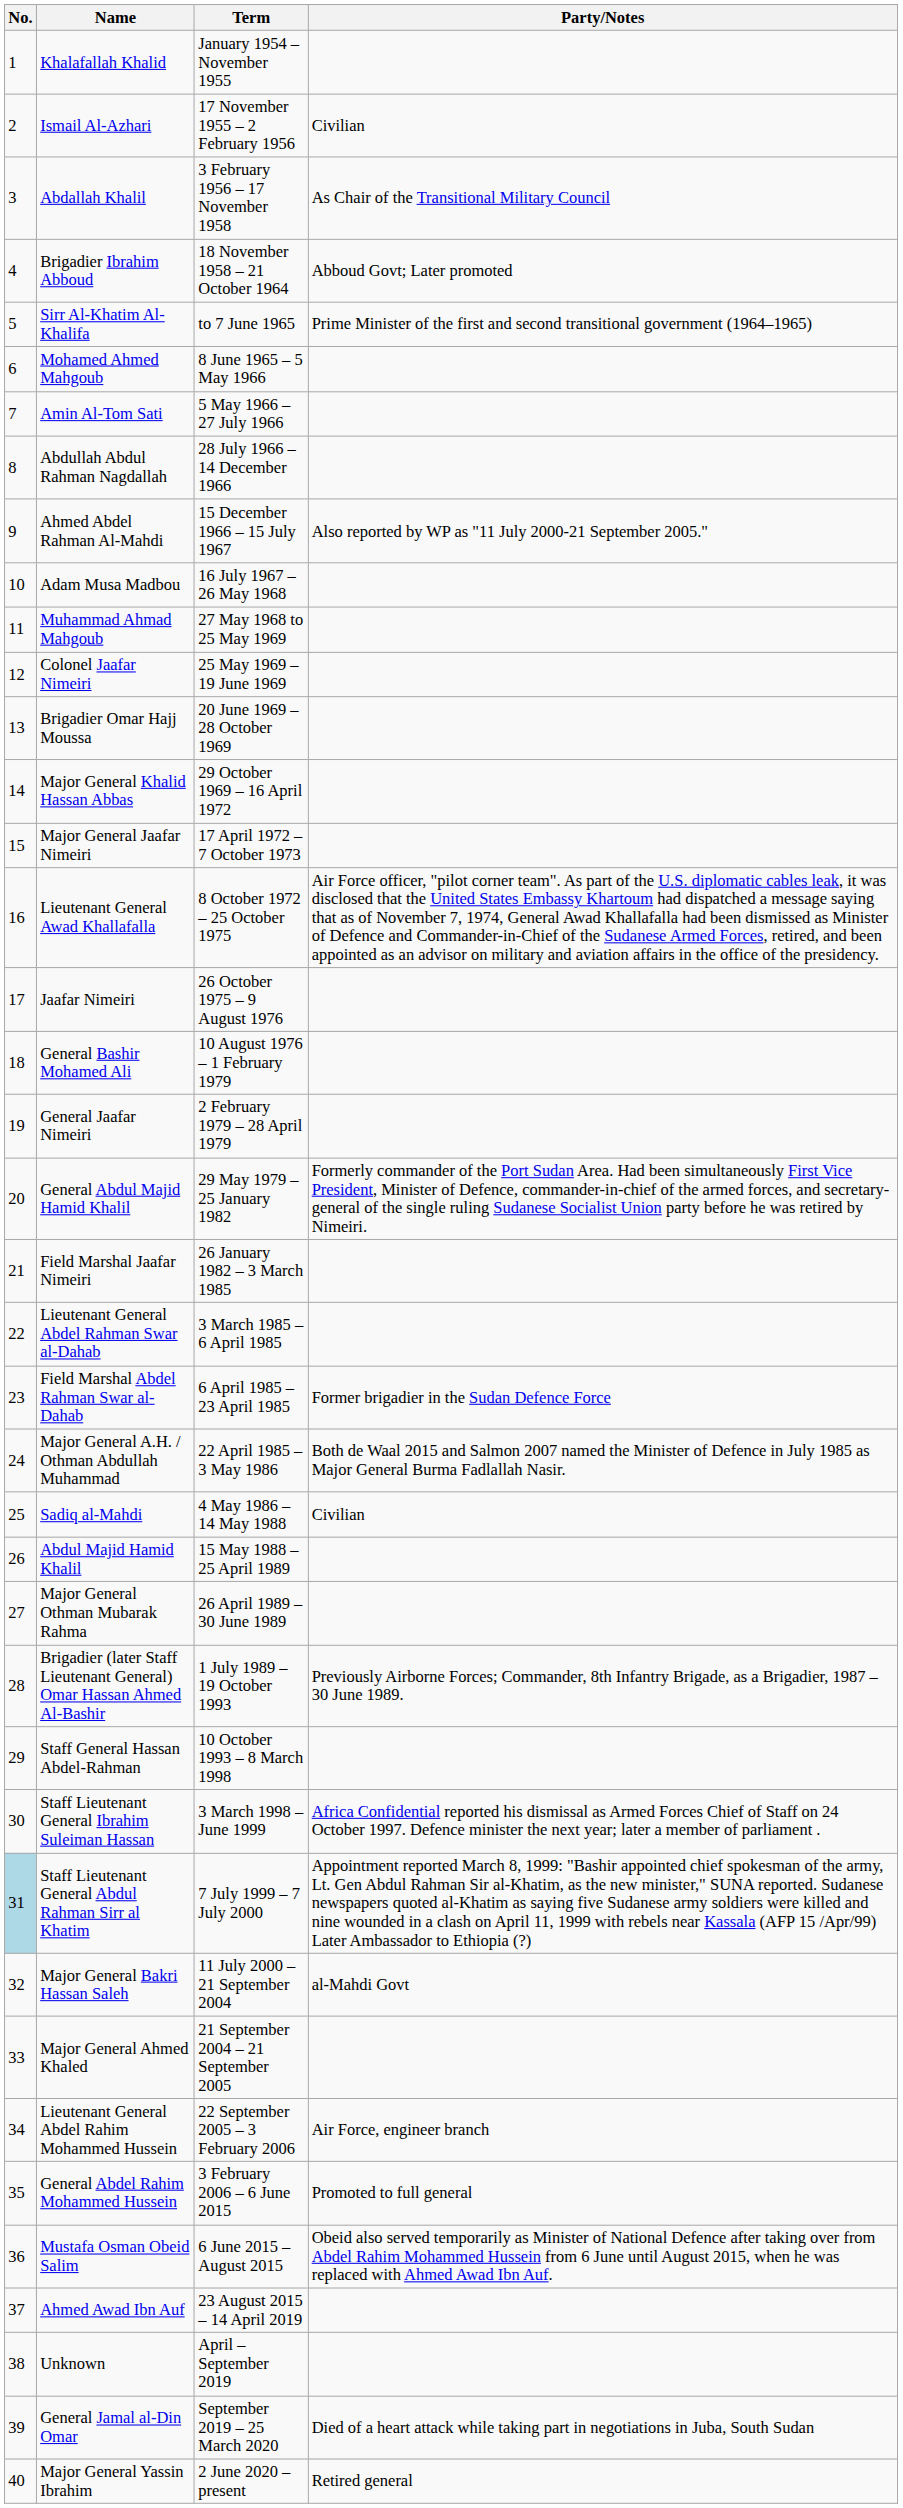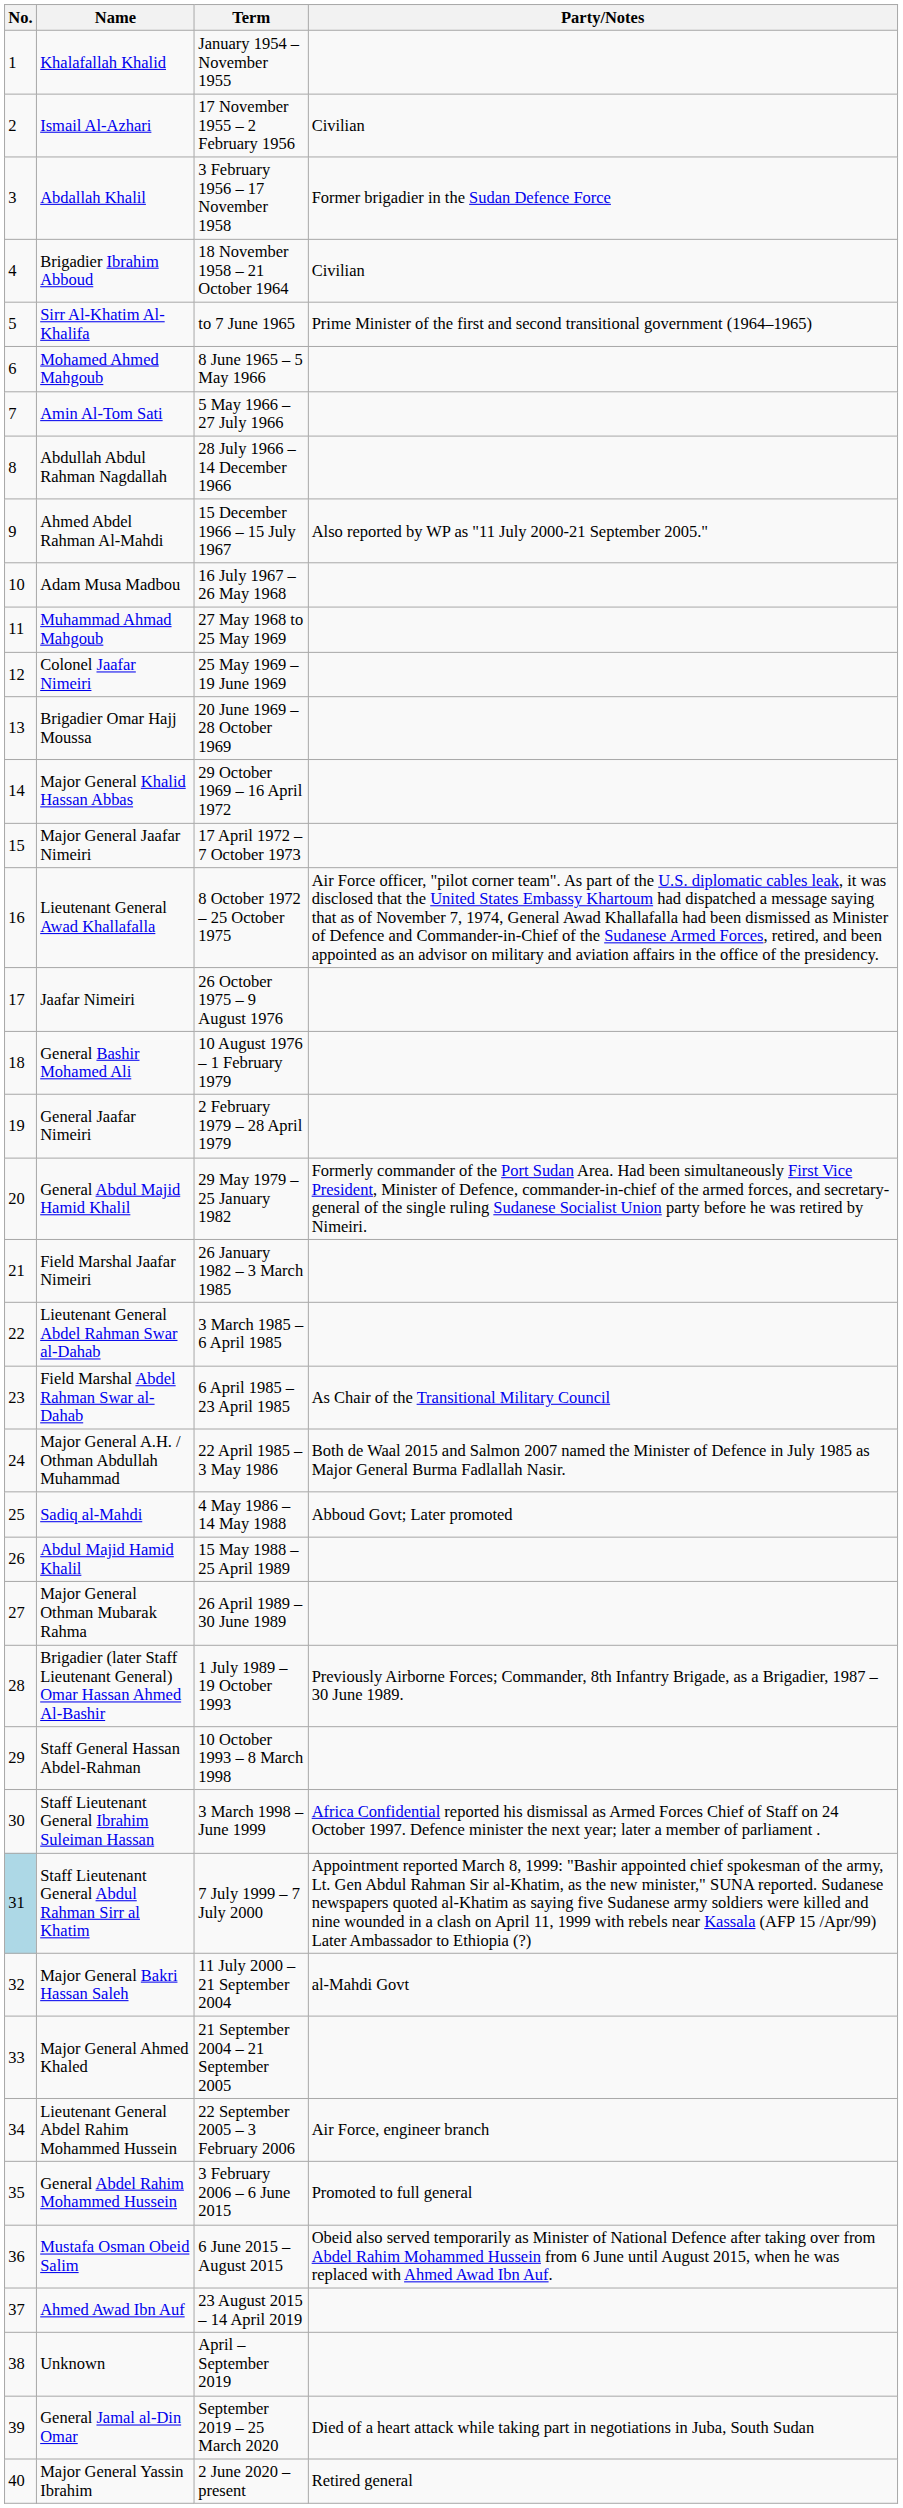(461, 197) As Chair of the Transitional Military Council -> (461, 197) Former brigadier in the Sudan Defence Force
(412, 270) Abboud Govt; Later promoted -> (338, 270) Civilian
(461, 1397) Former brigadier in the Sudan Defence Force -> (461, 1397) As Chair of the Transitional Military Council
(338, 1514) Civilian -> (412, 1514) Abboud Govt; Later promoted
